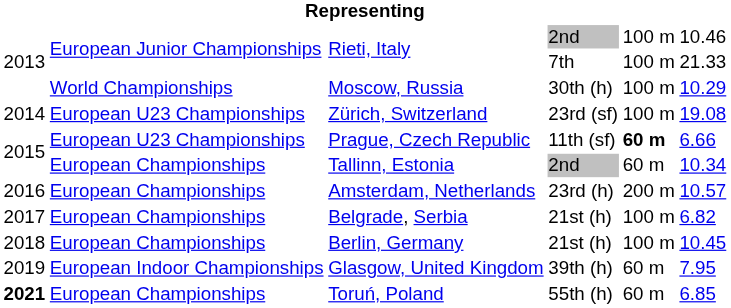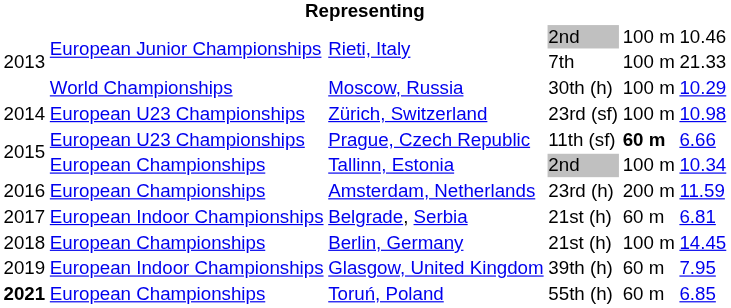(703, 113) 19.08 -> (703, 113) 10.98
(644, 165) 60 m -> (649, 165) 100 m
(703, 191) 10.57 -> (702, 191) 11.59
(158, 216) European Championships -> (187, 216) European Indoor Championships
(649, 216) 100 m -> (644, 216) 60 m
(698, 216) 6.82 -> (698, 216) 6.81
(703, 242) 10.45 -> (703, 242) 14.45
